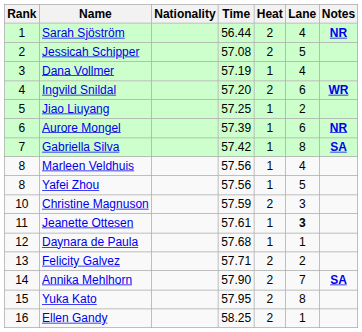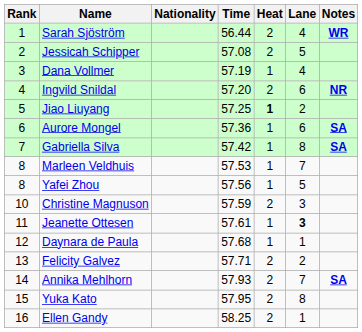(338, 33) NR -> (338, 33) WR
(338, 90) WR -> (338, 90) NR
(270, 109) normal -> (270, 109) bold
(236, 128) 57.39 -> (236, 128) 57.36
(338, 128) NR -> (338, 128) SA
(236, 166) 57.56 -> (236, 166) 57.53
(302, 166) 4 -> (302, 166) 7
(236, 280) 57.90 -> (236, 280) 57.93
